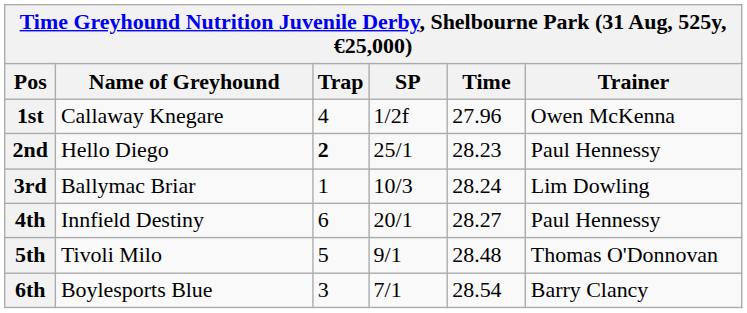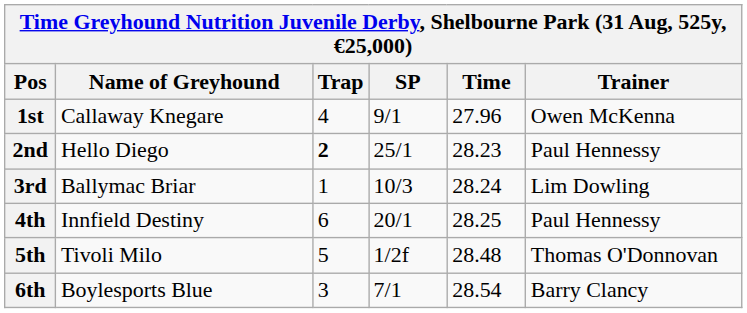(391, 116) 1/2f -> (388, 116) 9/1
(477, 220) 28.27 -> (477, 220) 28.25
(388, 255) 9/1 -> (391, 255) 1/2f
